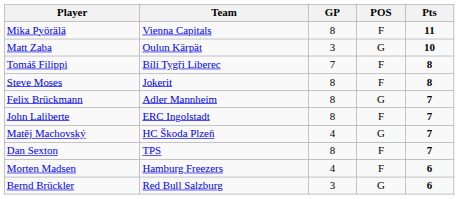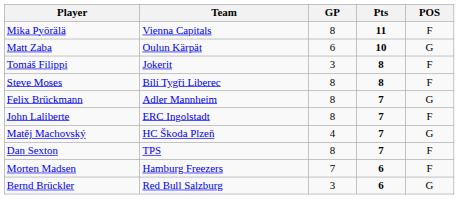columns swapped: (429, 13) <-> (381, 13)
(332, 47) 3 -> (332, 47) 6
(182, 64) Bílí Tygři Liberec -> (157, 64) Jokerit
(332, 64) 7 -> (332, 64) 3
(157, 82) Jokerit -> (182, 82) Bílí Tygři Liberec
(332, 168) 4 -> (332, 168) 7
